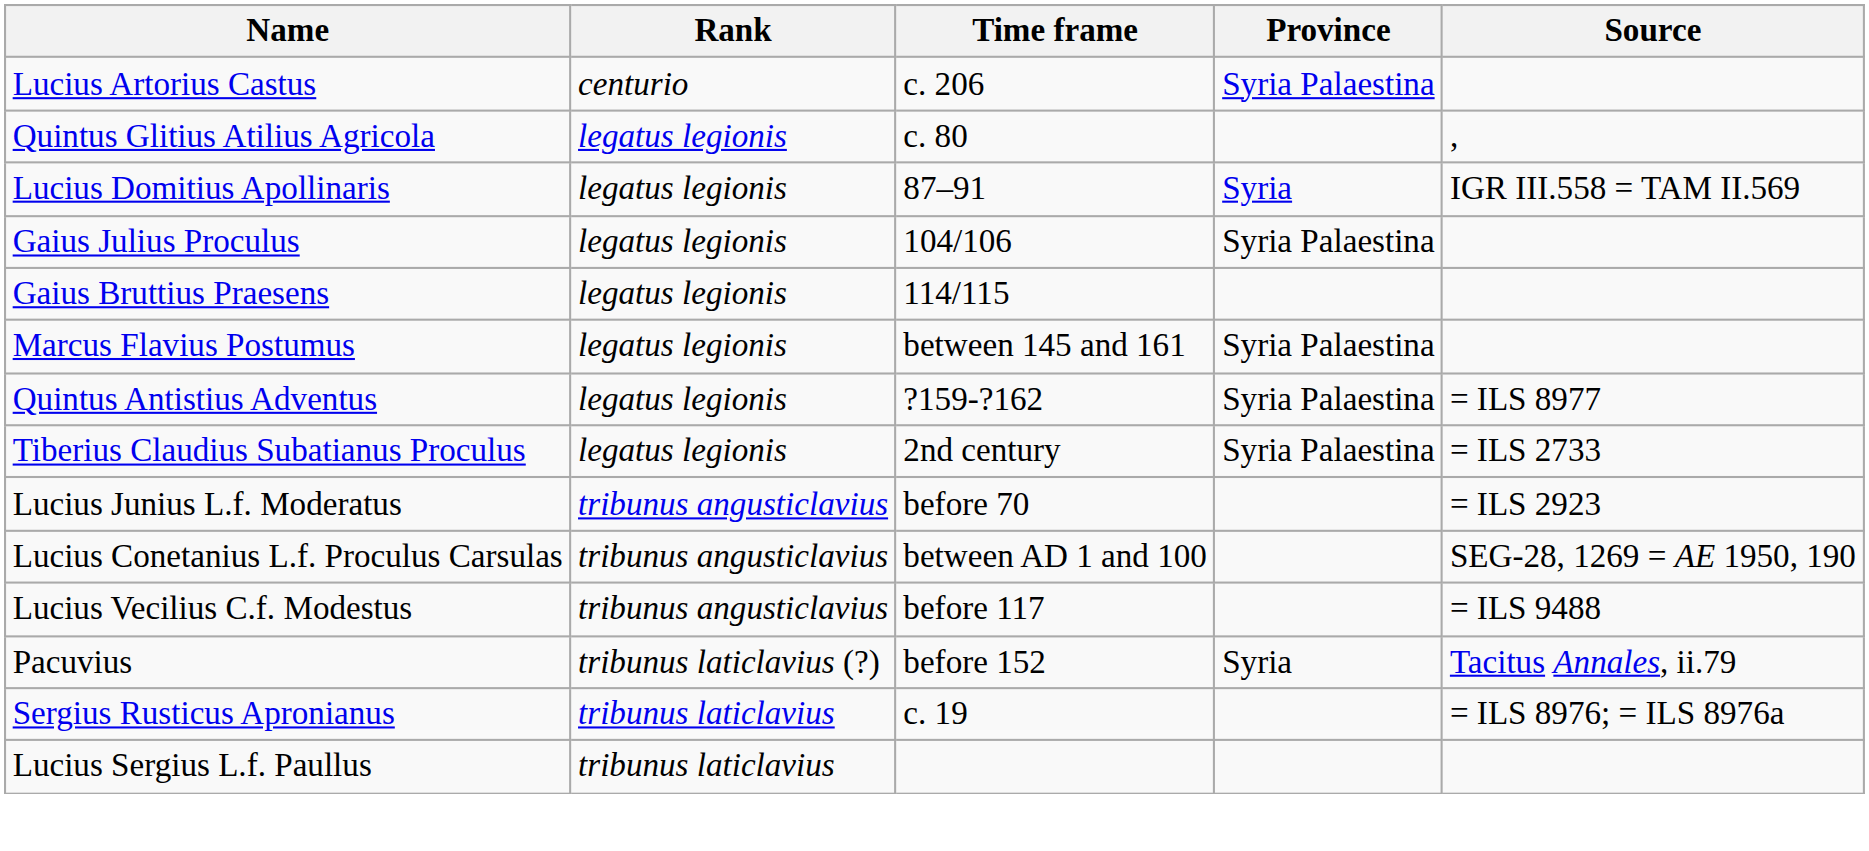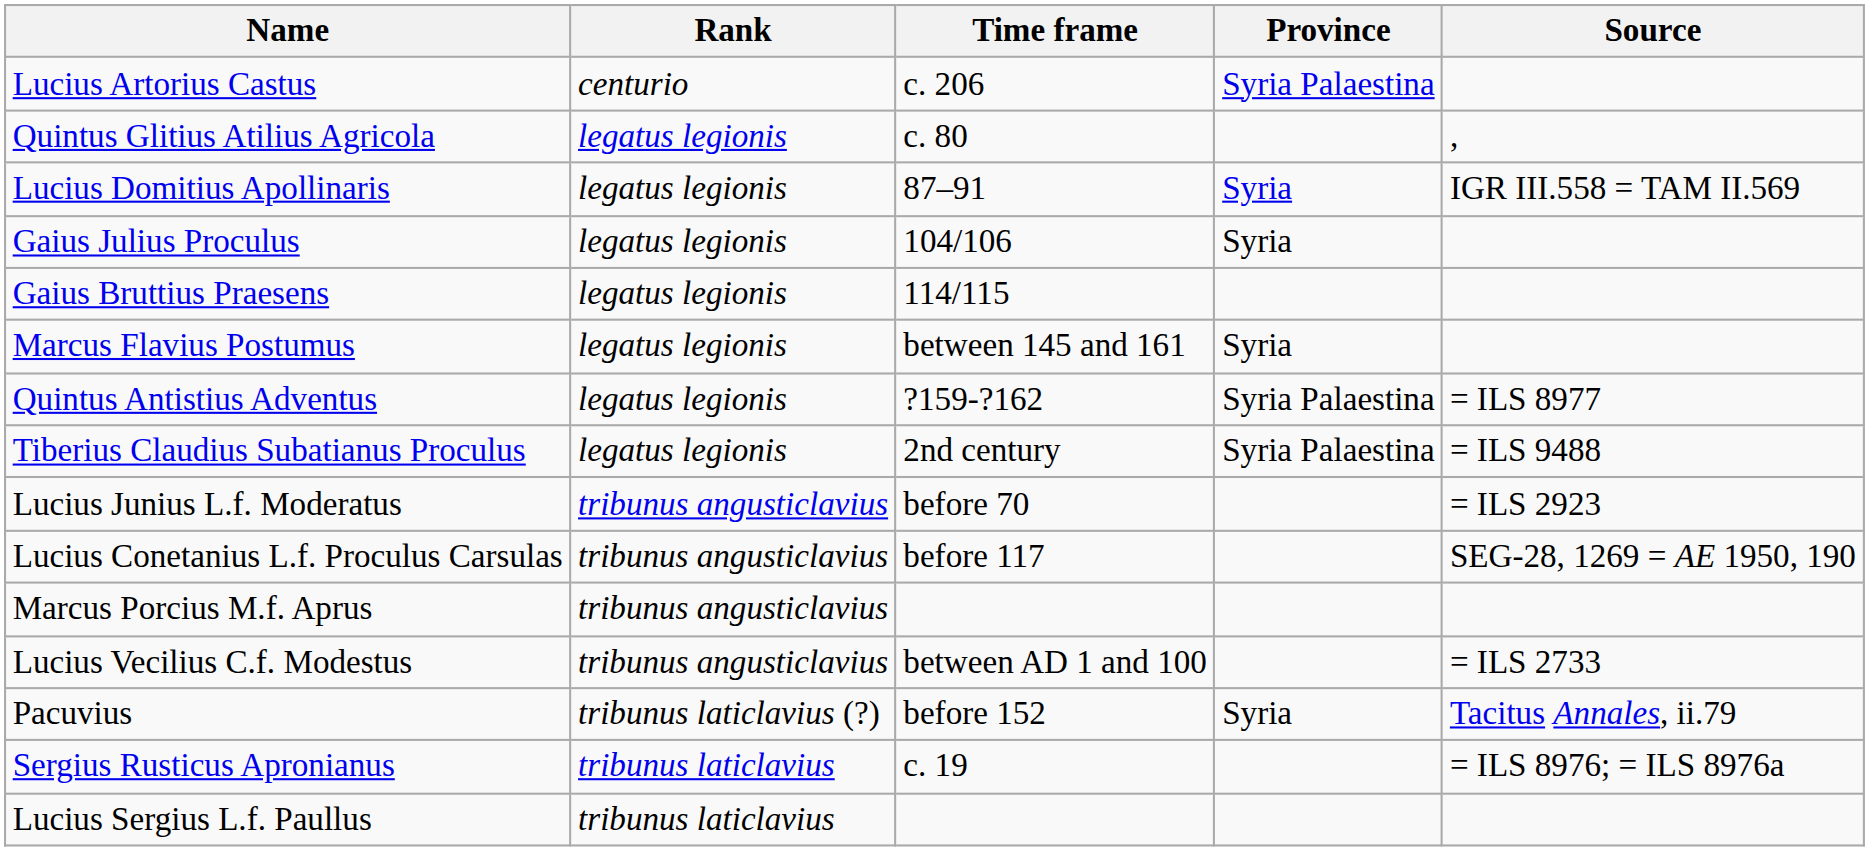(1328, 240) Syria Palaestina -> (1257, 240) Syria
(1328, 345) Syria Palaestina -> (1257, 345) Syria
(1525, 450) = ILS 2733 -> (1525, 450) = ILS 9488
(1055, 556) between AD 1 and 100 -> (974, 556) before 117
+ row: (193, 608)
(974, 608) before 117 -> (1055, 661) between AD 1 and 100
(1525, 608) = ILS 9488 -> (1525, 661) = ILS 2733
